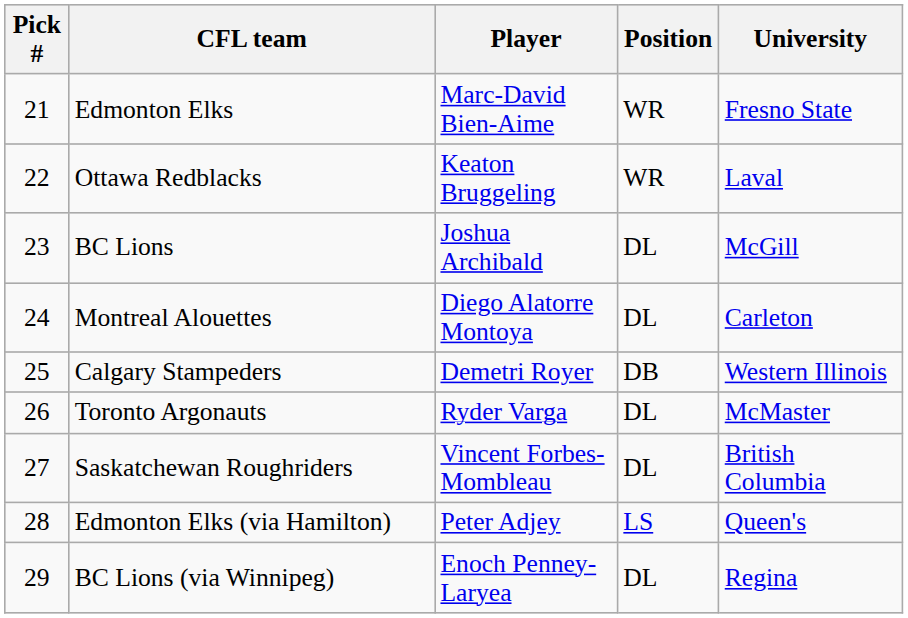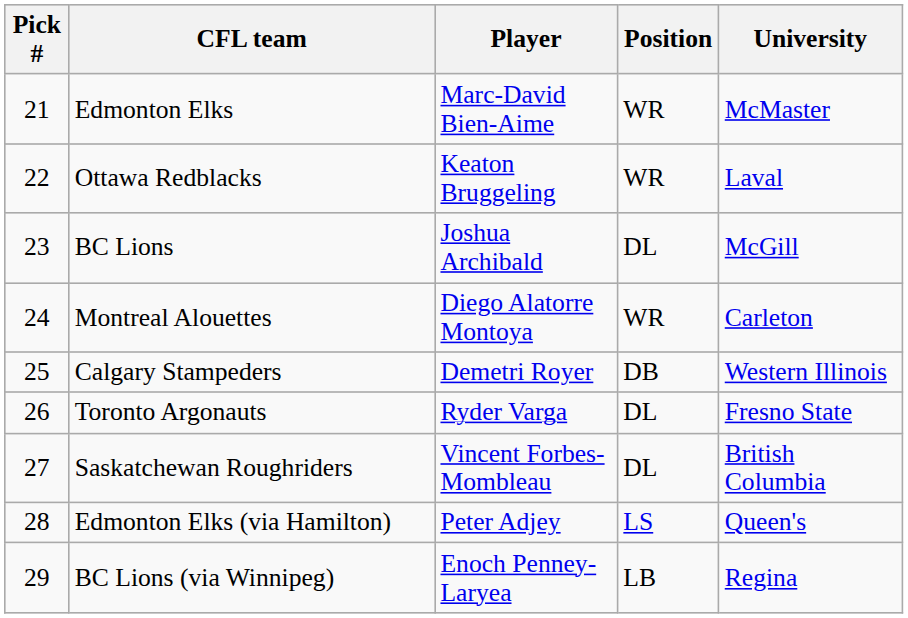(788, 108) Fresno State -> (777, 108) McMaster
(640, 316) DL -> (644, 316) WR
(777, 412) McMaster -> (788, 412) Fresno State
(640, 577) DL -> (640, 577) LB
